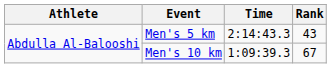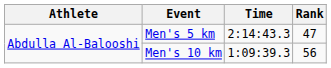(310, 33) 43 -> (310, 33) 47
(310, 53) 67 -> (310, 53) 56
